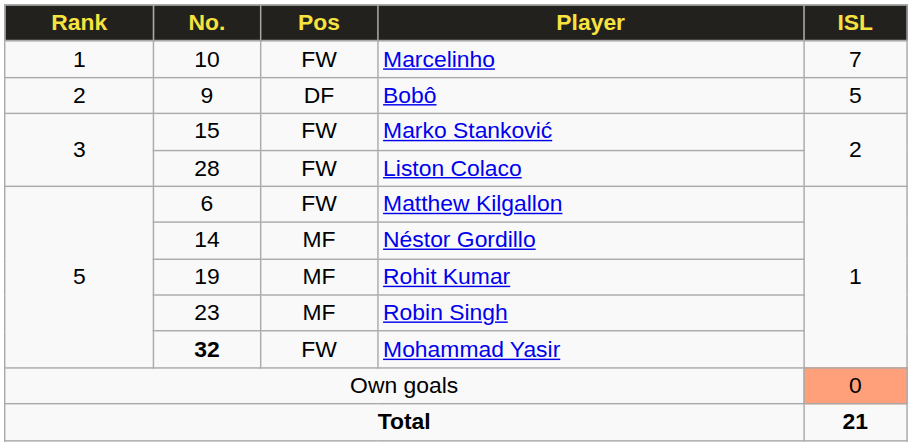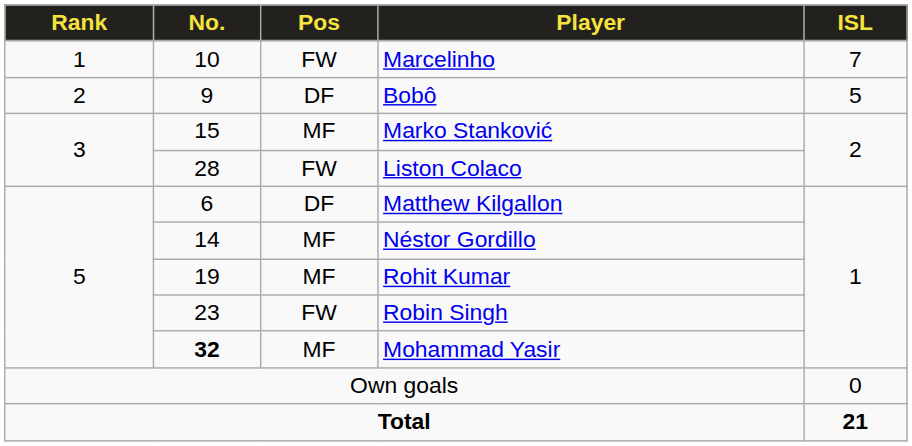(319, 131) FW -> (319, 131) MF
(319, 204) FW -> (319, 204) DF
(319, 312) MF -> (319, 312) FW
(319, 349) FW -> (319, 349) MF
(855, 385) lightsalmon background -> (855, 385) no background
